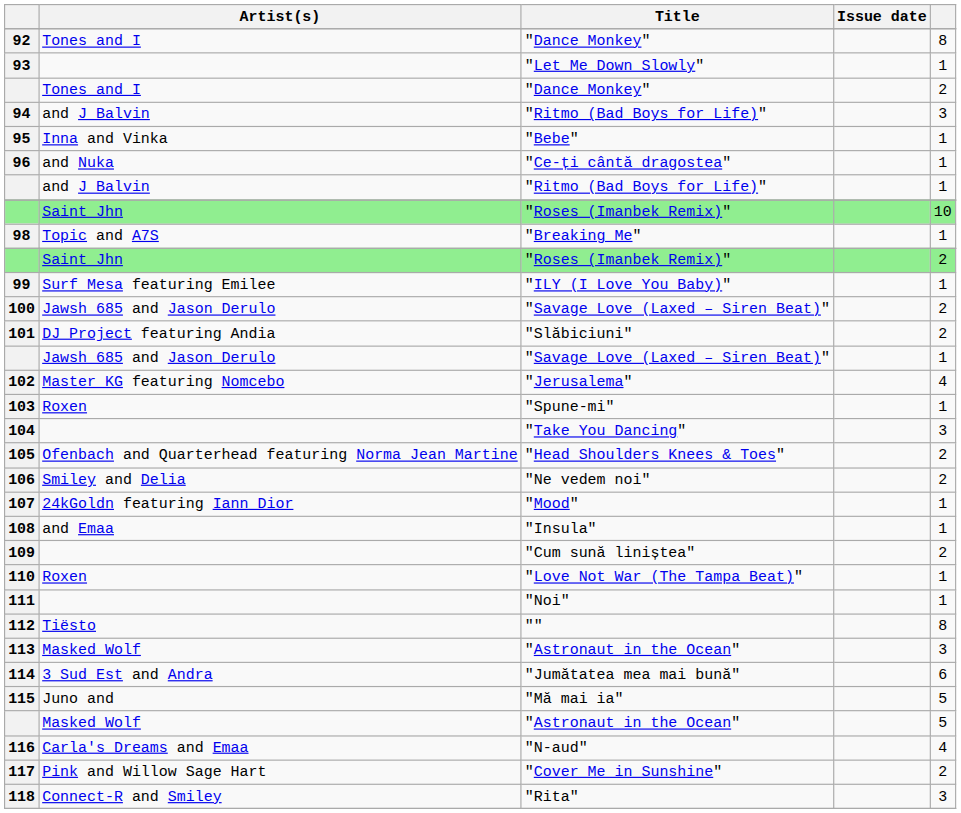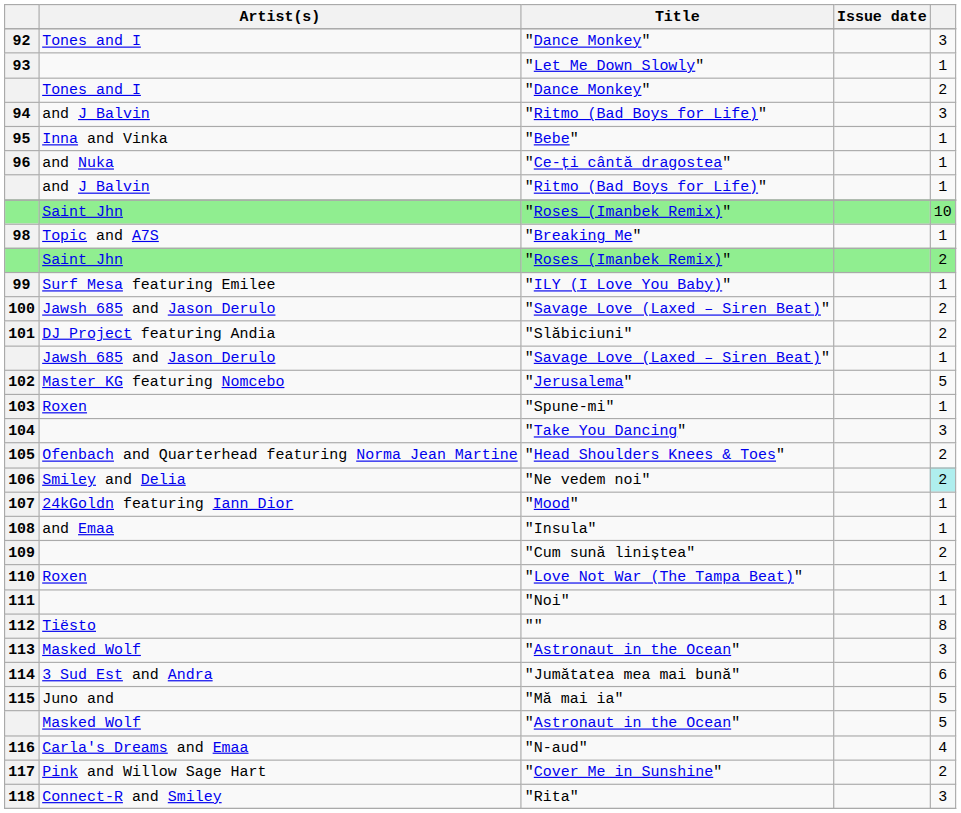(943, 41) 8 -> (943, 41) 3
(943, 382) 4 -> (943, 382) 5
(943, 480) no background -> (943, 480) paleturquoise background
